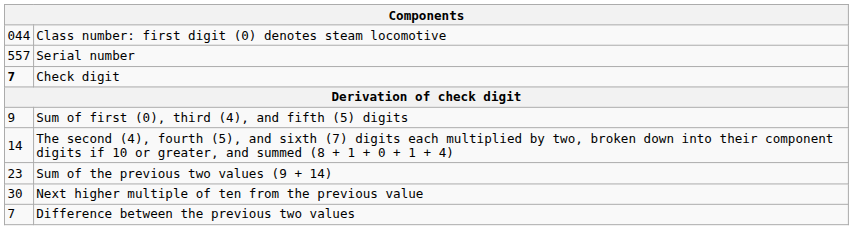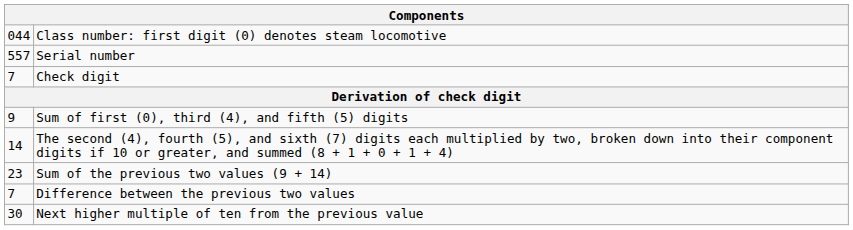(11, 76) bold -> (11, 76) normal
rows swapped: (230, 194) <-> (196, 214)
